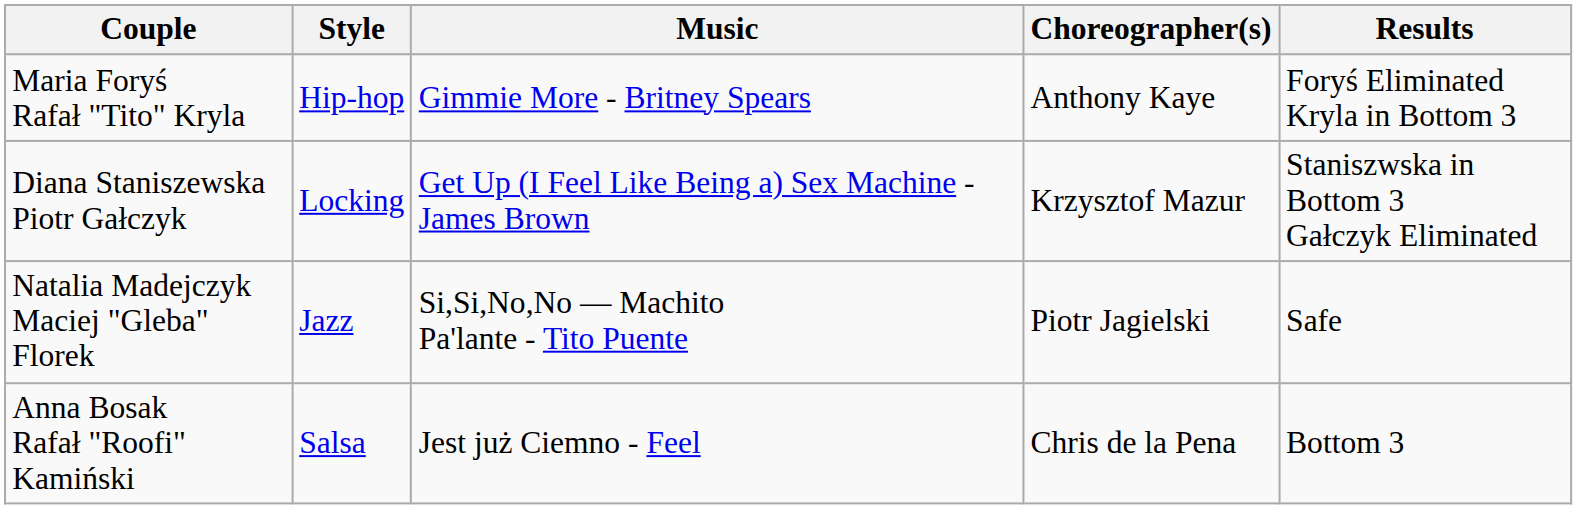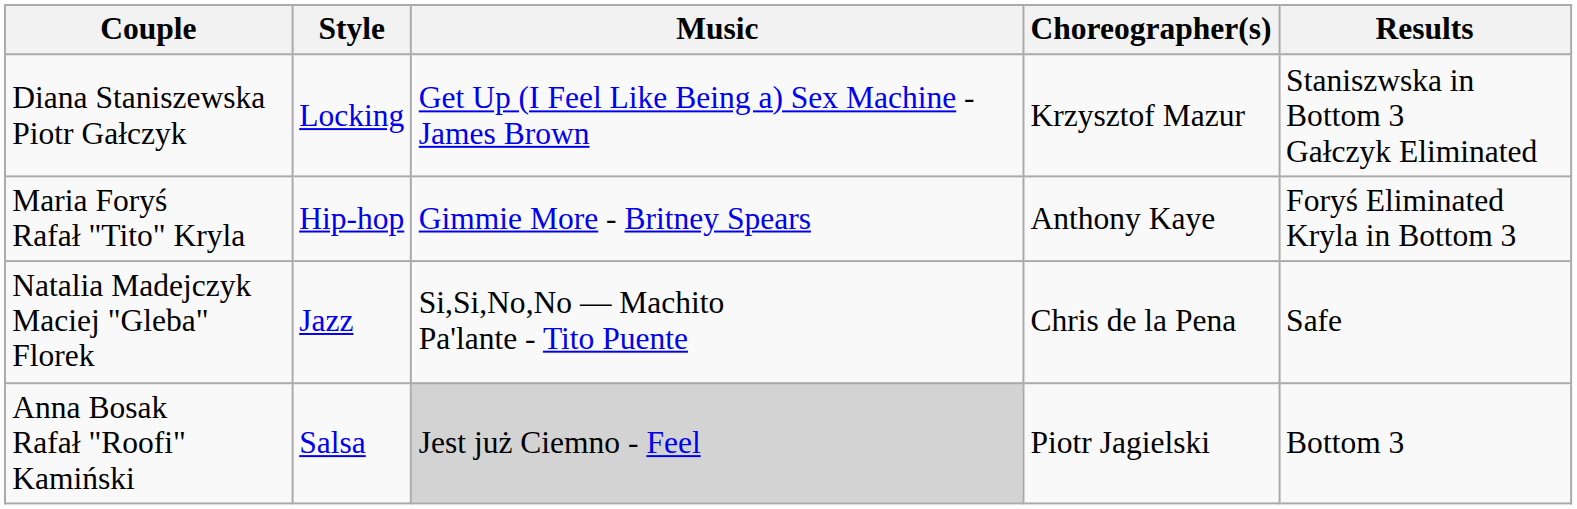rows swapped: (129, 97) <-> (139, 200)
(1120, 321) Piotr Jagielski -> (1133, 321) Chris de la Pena
(560, 442) no background -> (560, 442) lightgrey background
(1133, 442) Chris de la Pena -> (1120, 442) Piotr Jagielski
